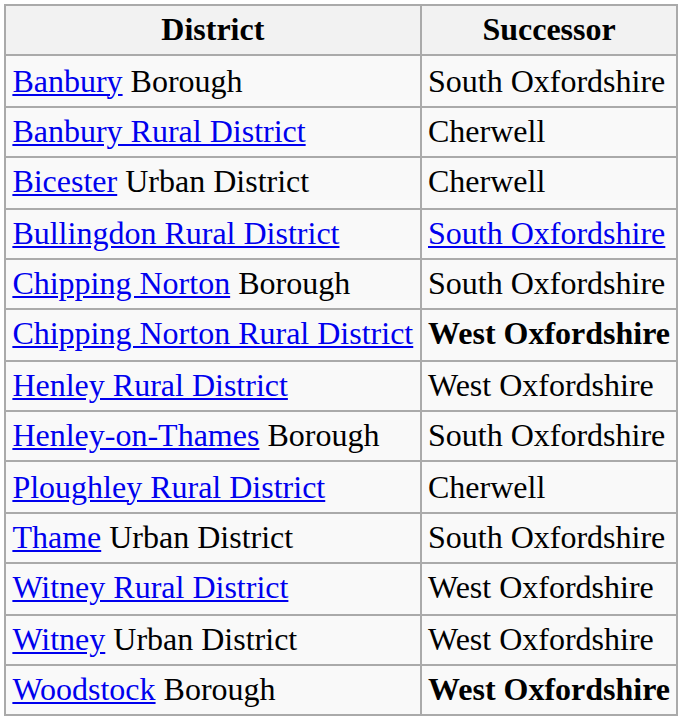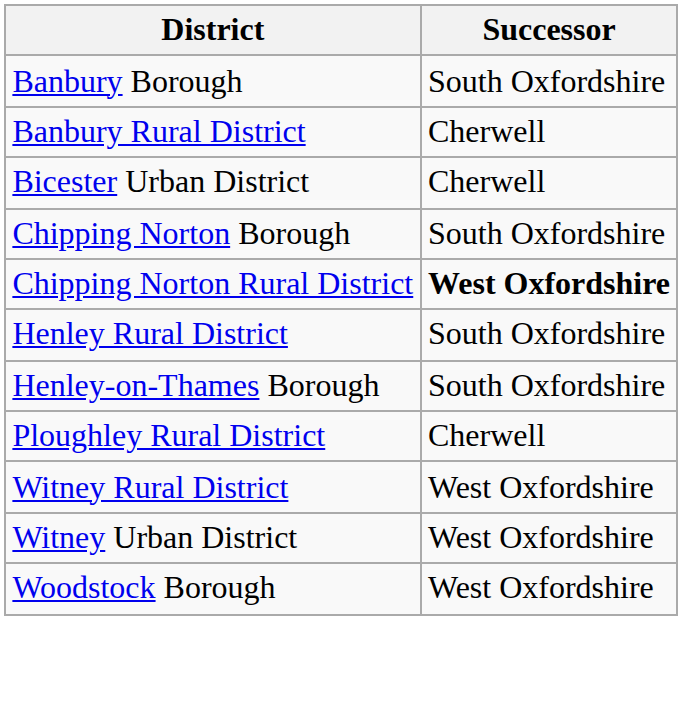- row: (176, 232)
(541, 385) West Oxfordshire -> (547, 334) South Oxfordshire
- row: (153, 537)
(549, 689) bold -> (541, 588) normal
